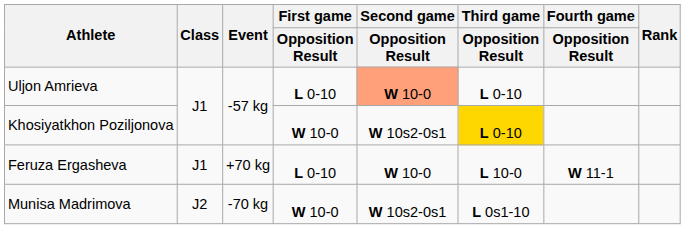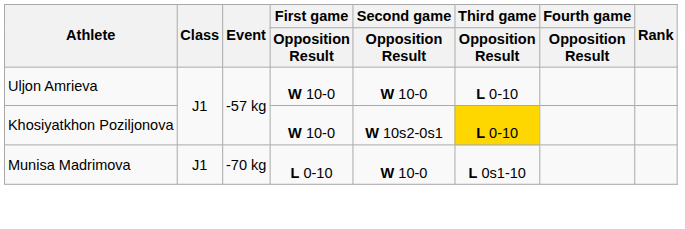(315, 95) L 0-10 -> (312, 95) W 10-0
(408, 95) lightsalmon background -> (404, 95) no background
- row: (67, 165)
(200, 204) J2 -> (200, 165) J1
(315, 212) W 10-0 -> (312, 173) L 0-10
(408, 212) W 10s2-0s1 -> (404, 173) W 10-0
